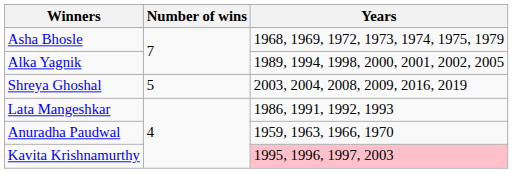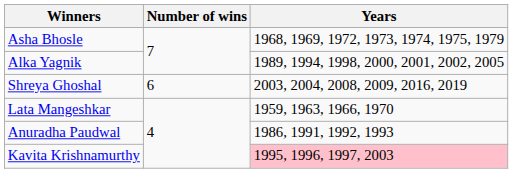(150, 86) 5 -> (150, 86) 6
(324, 109) 1986, 1991, 1992, 1993 -> (324, 109) 1959, 1963, 1966, 1970
(324, 132) 1959, 1963, 1966, 1970 -> (324, 132) 1986, 1991, 1992, 1993
